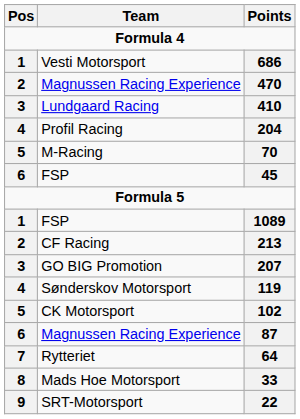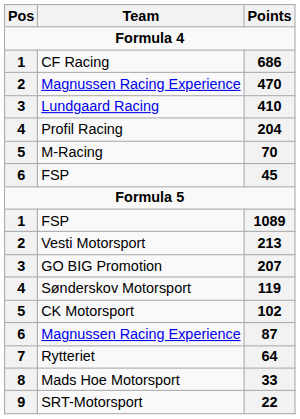(93, 61) Vesti Motorsport -> (75, 61) CF Racing
(75, 243) CF Racing -> (93, 243) Vesti Motorsport
